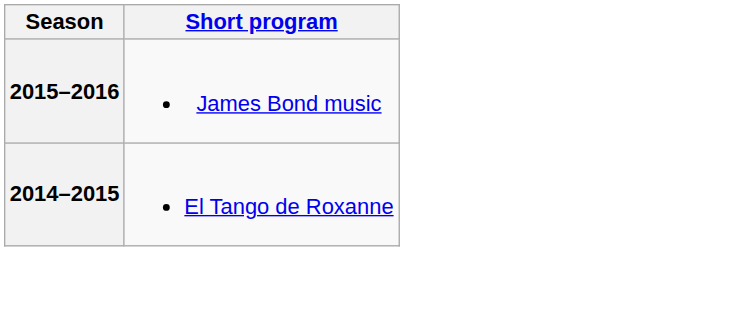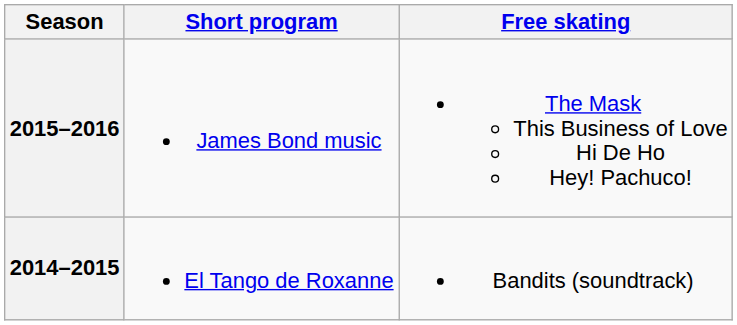+ column: (566, 21)
